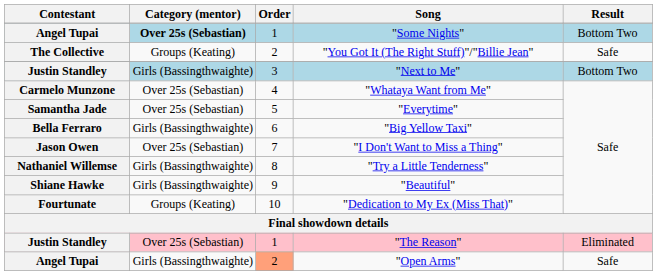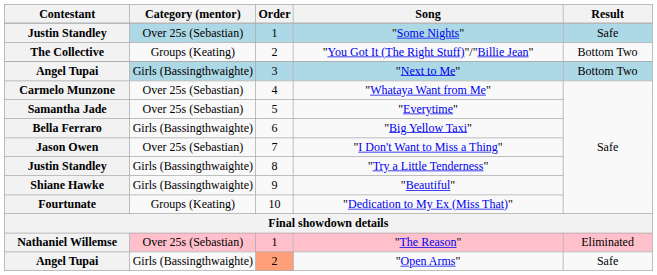(67, 33) Angel Tupai -> (67, 33) Justin Standley
(193, 33) bold -> (193, 33) normal
(608, 33) Bottom Two -> (608, 33) Safe
(608, 52) Safe -> (608, 52) Bottom Two
(67, 71) Justin Standley -> (67, 71) Angel Tupai
(67, 166) Nathaniel Willemse -> (67, 166) Justin Standley
(67, 242) Justin Standley -> (67, 242) Nathaniel Willemse
